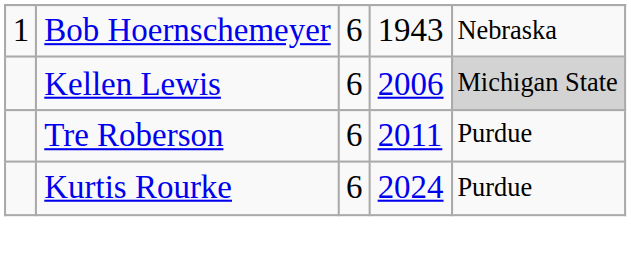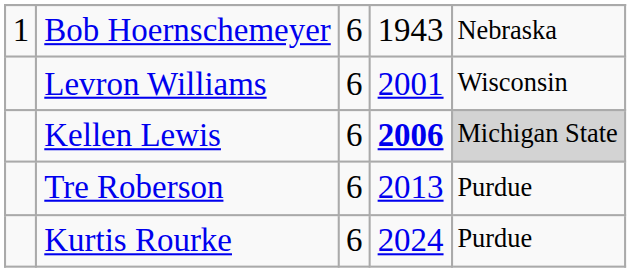+ row: (155, 82)
(411, 82) normal -> (411, 135) bold
(410, 135) 2011 -> (411, 187) 2013
